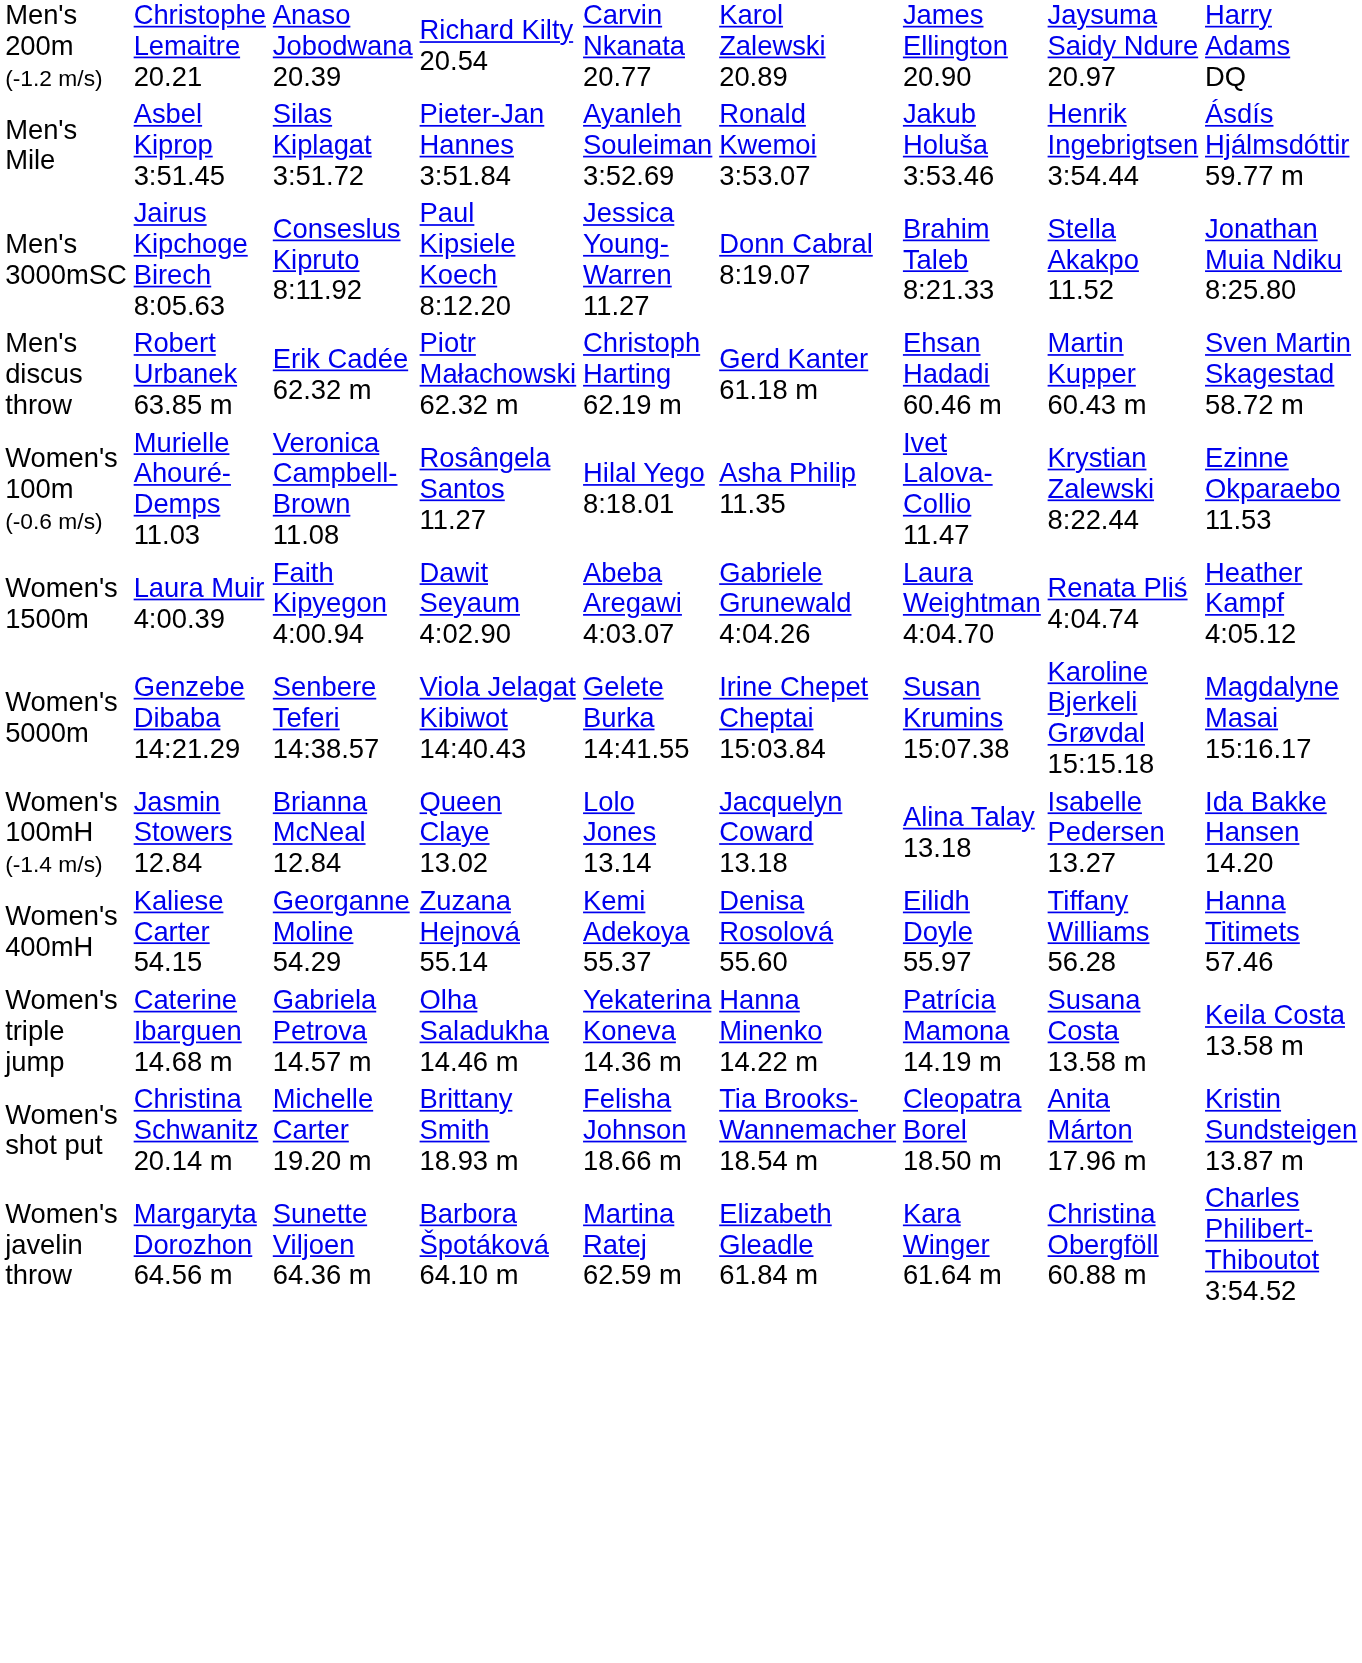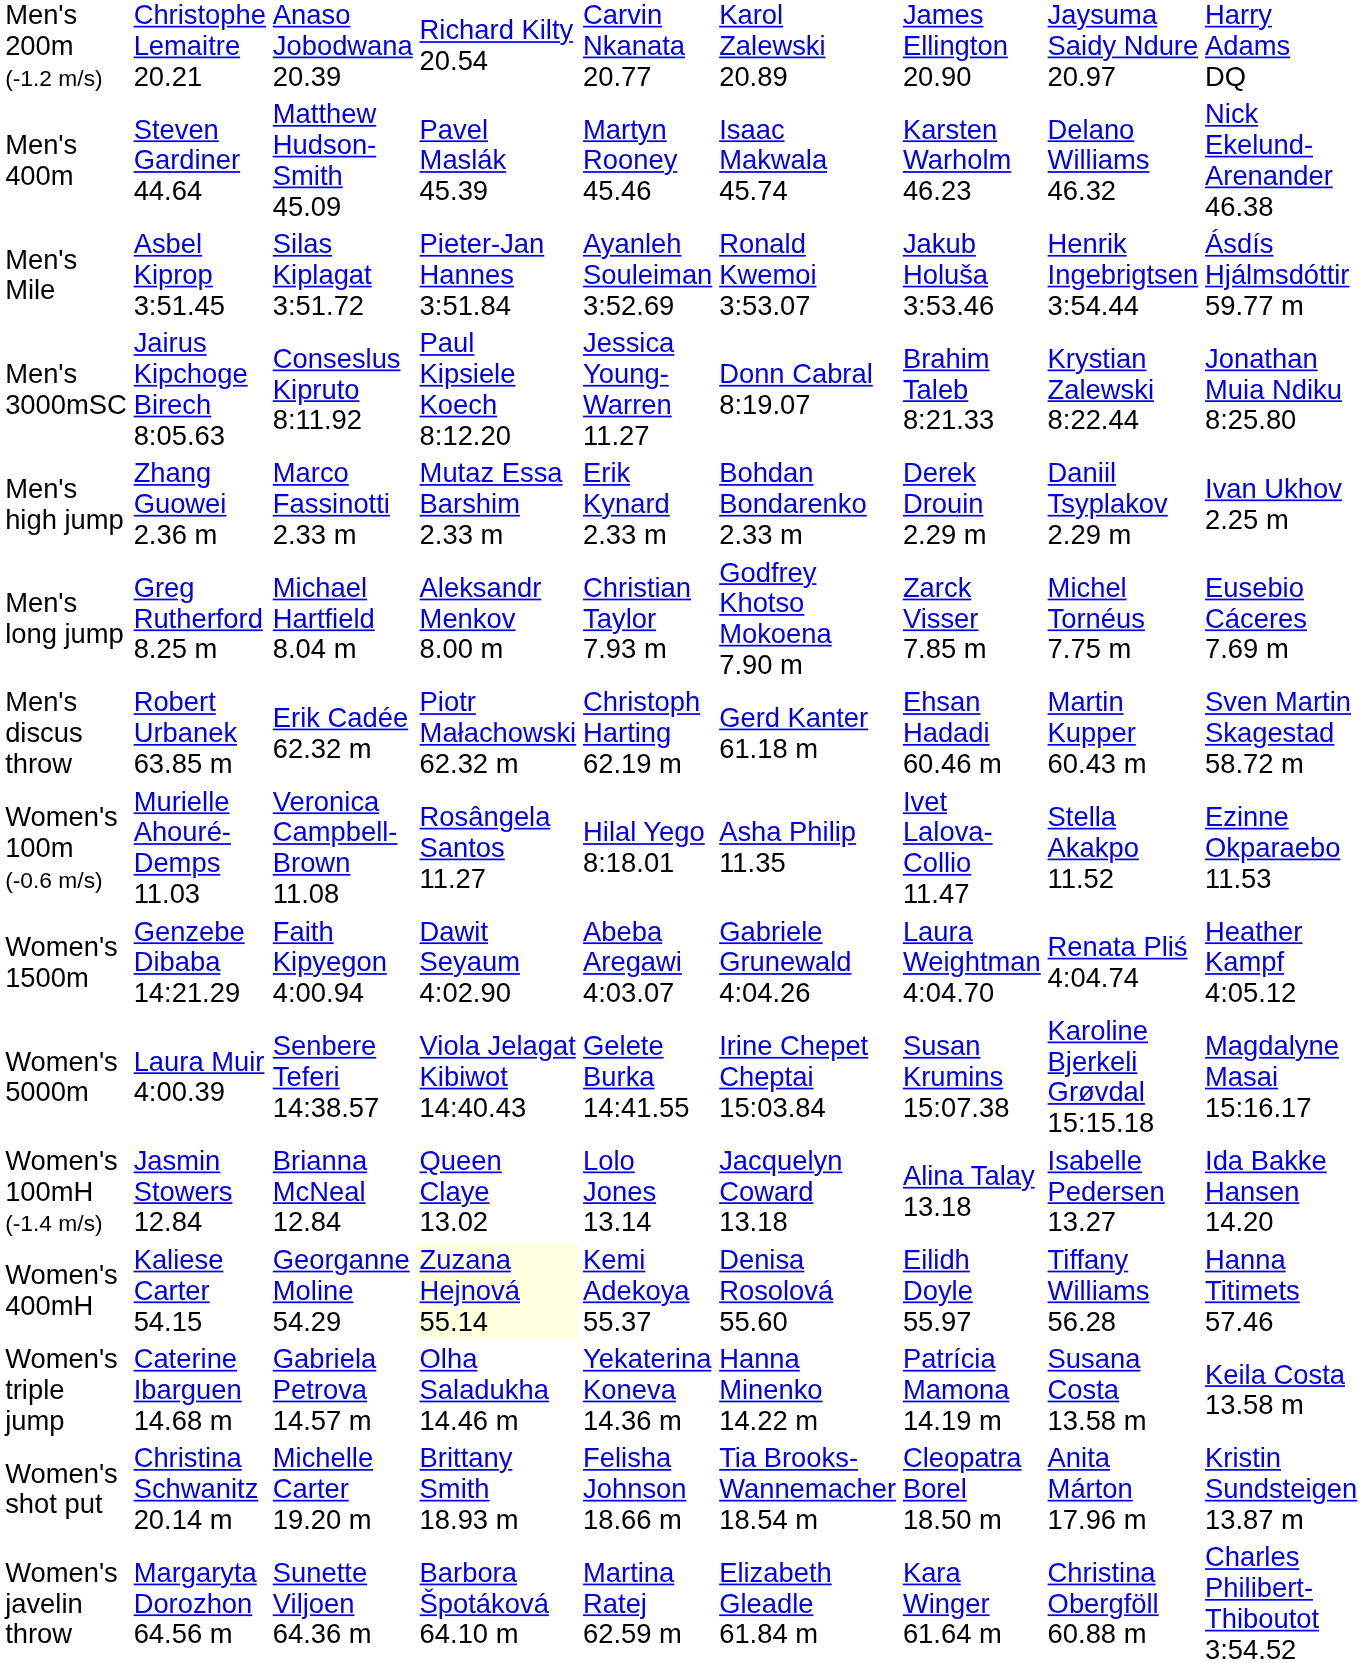+ row: (41, 160)
(1093, 259) Stella Akakpo 11.52 -> (1101, 389) Krystian Zalewski 8:22.44
+ row: (64, 504)
+ row: (64, 618)
(1101, 488) Krystian Zalewski 8:22.44 -> (1093, 847) Stella Akakpo 11.52
(199, 603) Laura Muir 4:00.39 -> (189, 962) Genzebe Dibaba 14:21.29
(189, 717) Genzebe Dibaba 14:21.29 -> (199, 1077) Laura Muir 4:00.39
(470, 931) no background -> (470, 1290) lightyellow background
